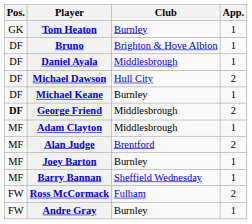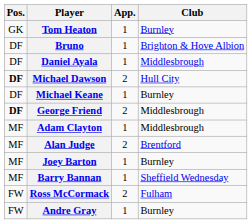columns swapped: (166, 12) <-> (233, 12)
(16, 78) normal -> (16, 78) bold
